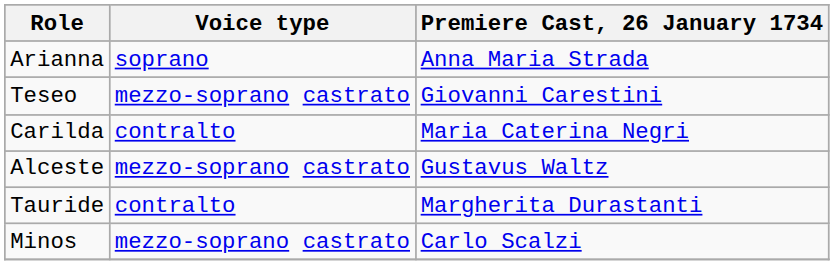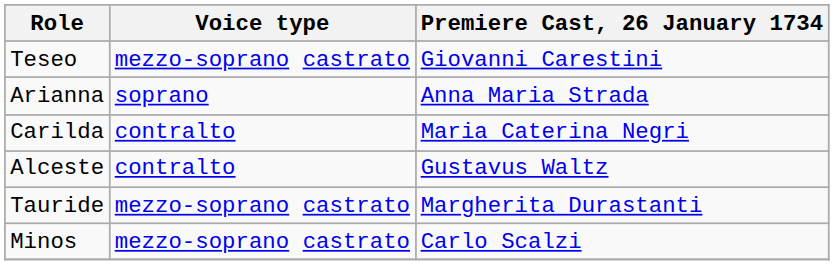rows swapped: (57, 60) <-> (44, 96)
(262, 169) mezzo-soprano castrato -> (175, 169) contralto
(175, 205) contralto -> (262, 205) mezzo-soprano castrato
